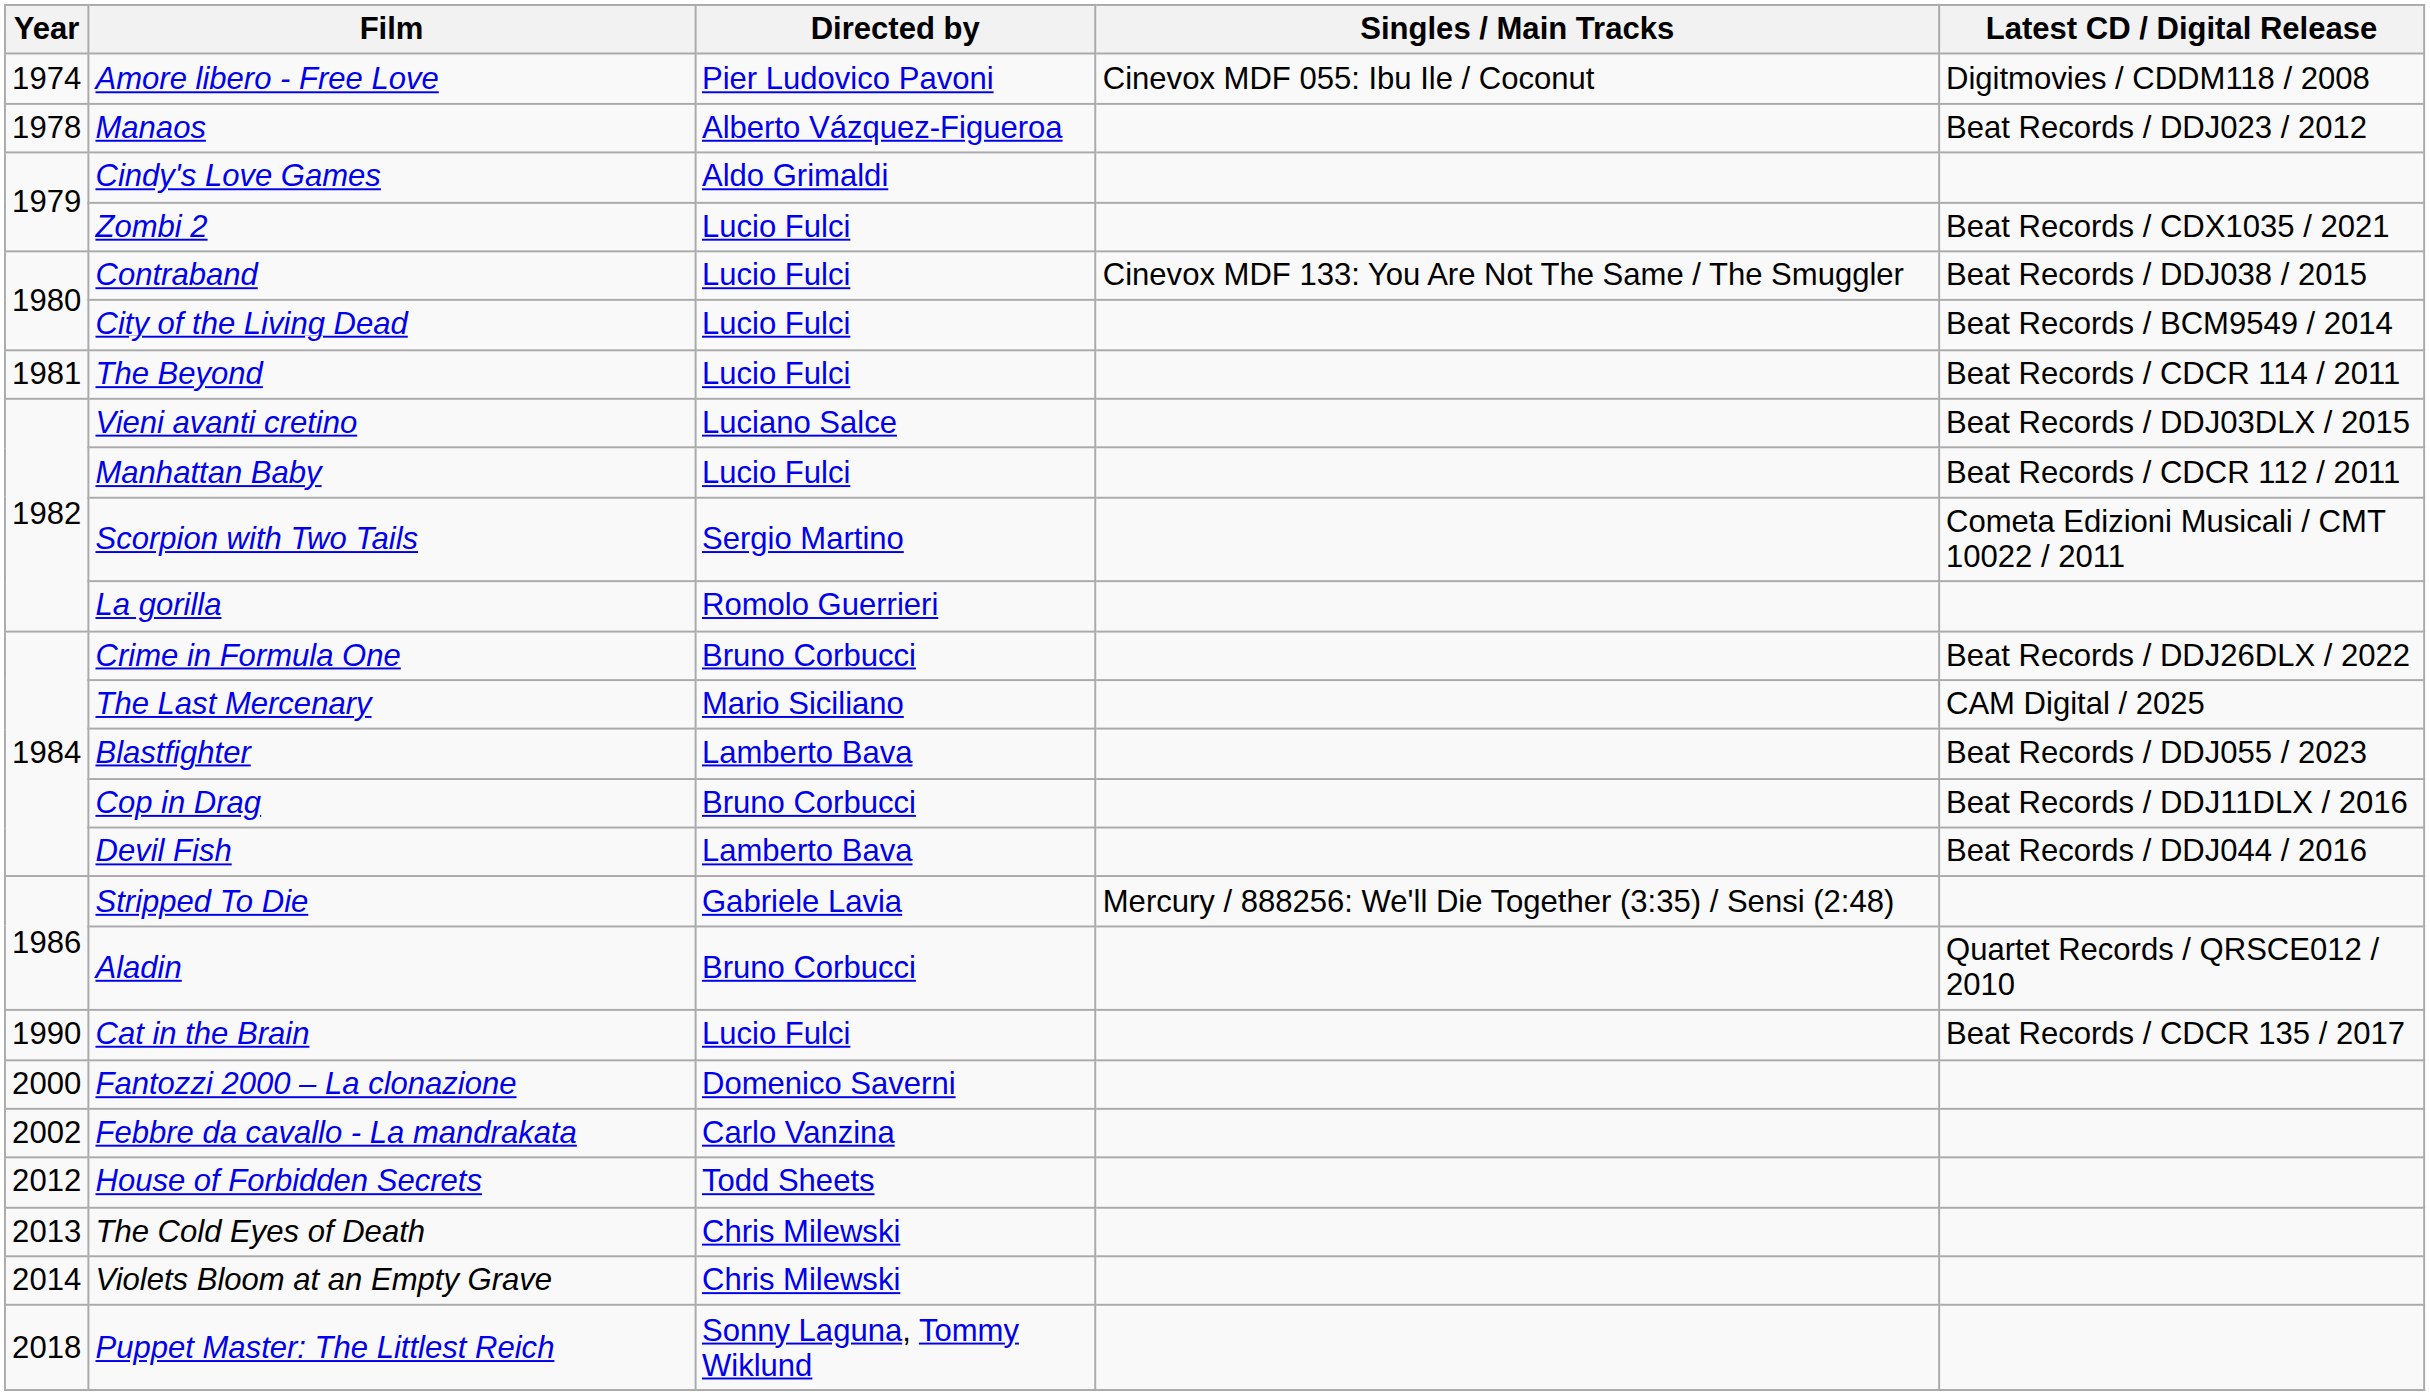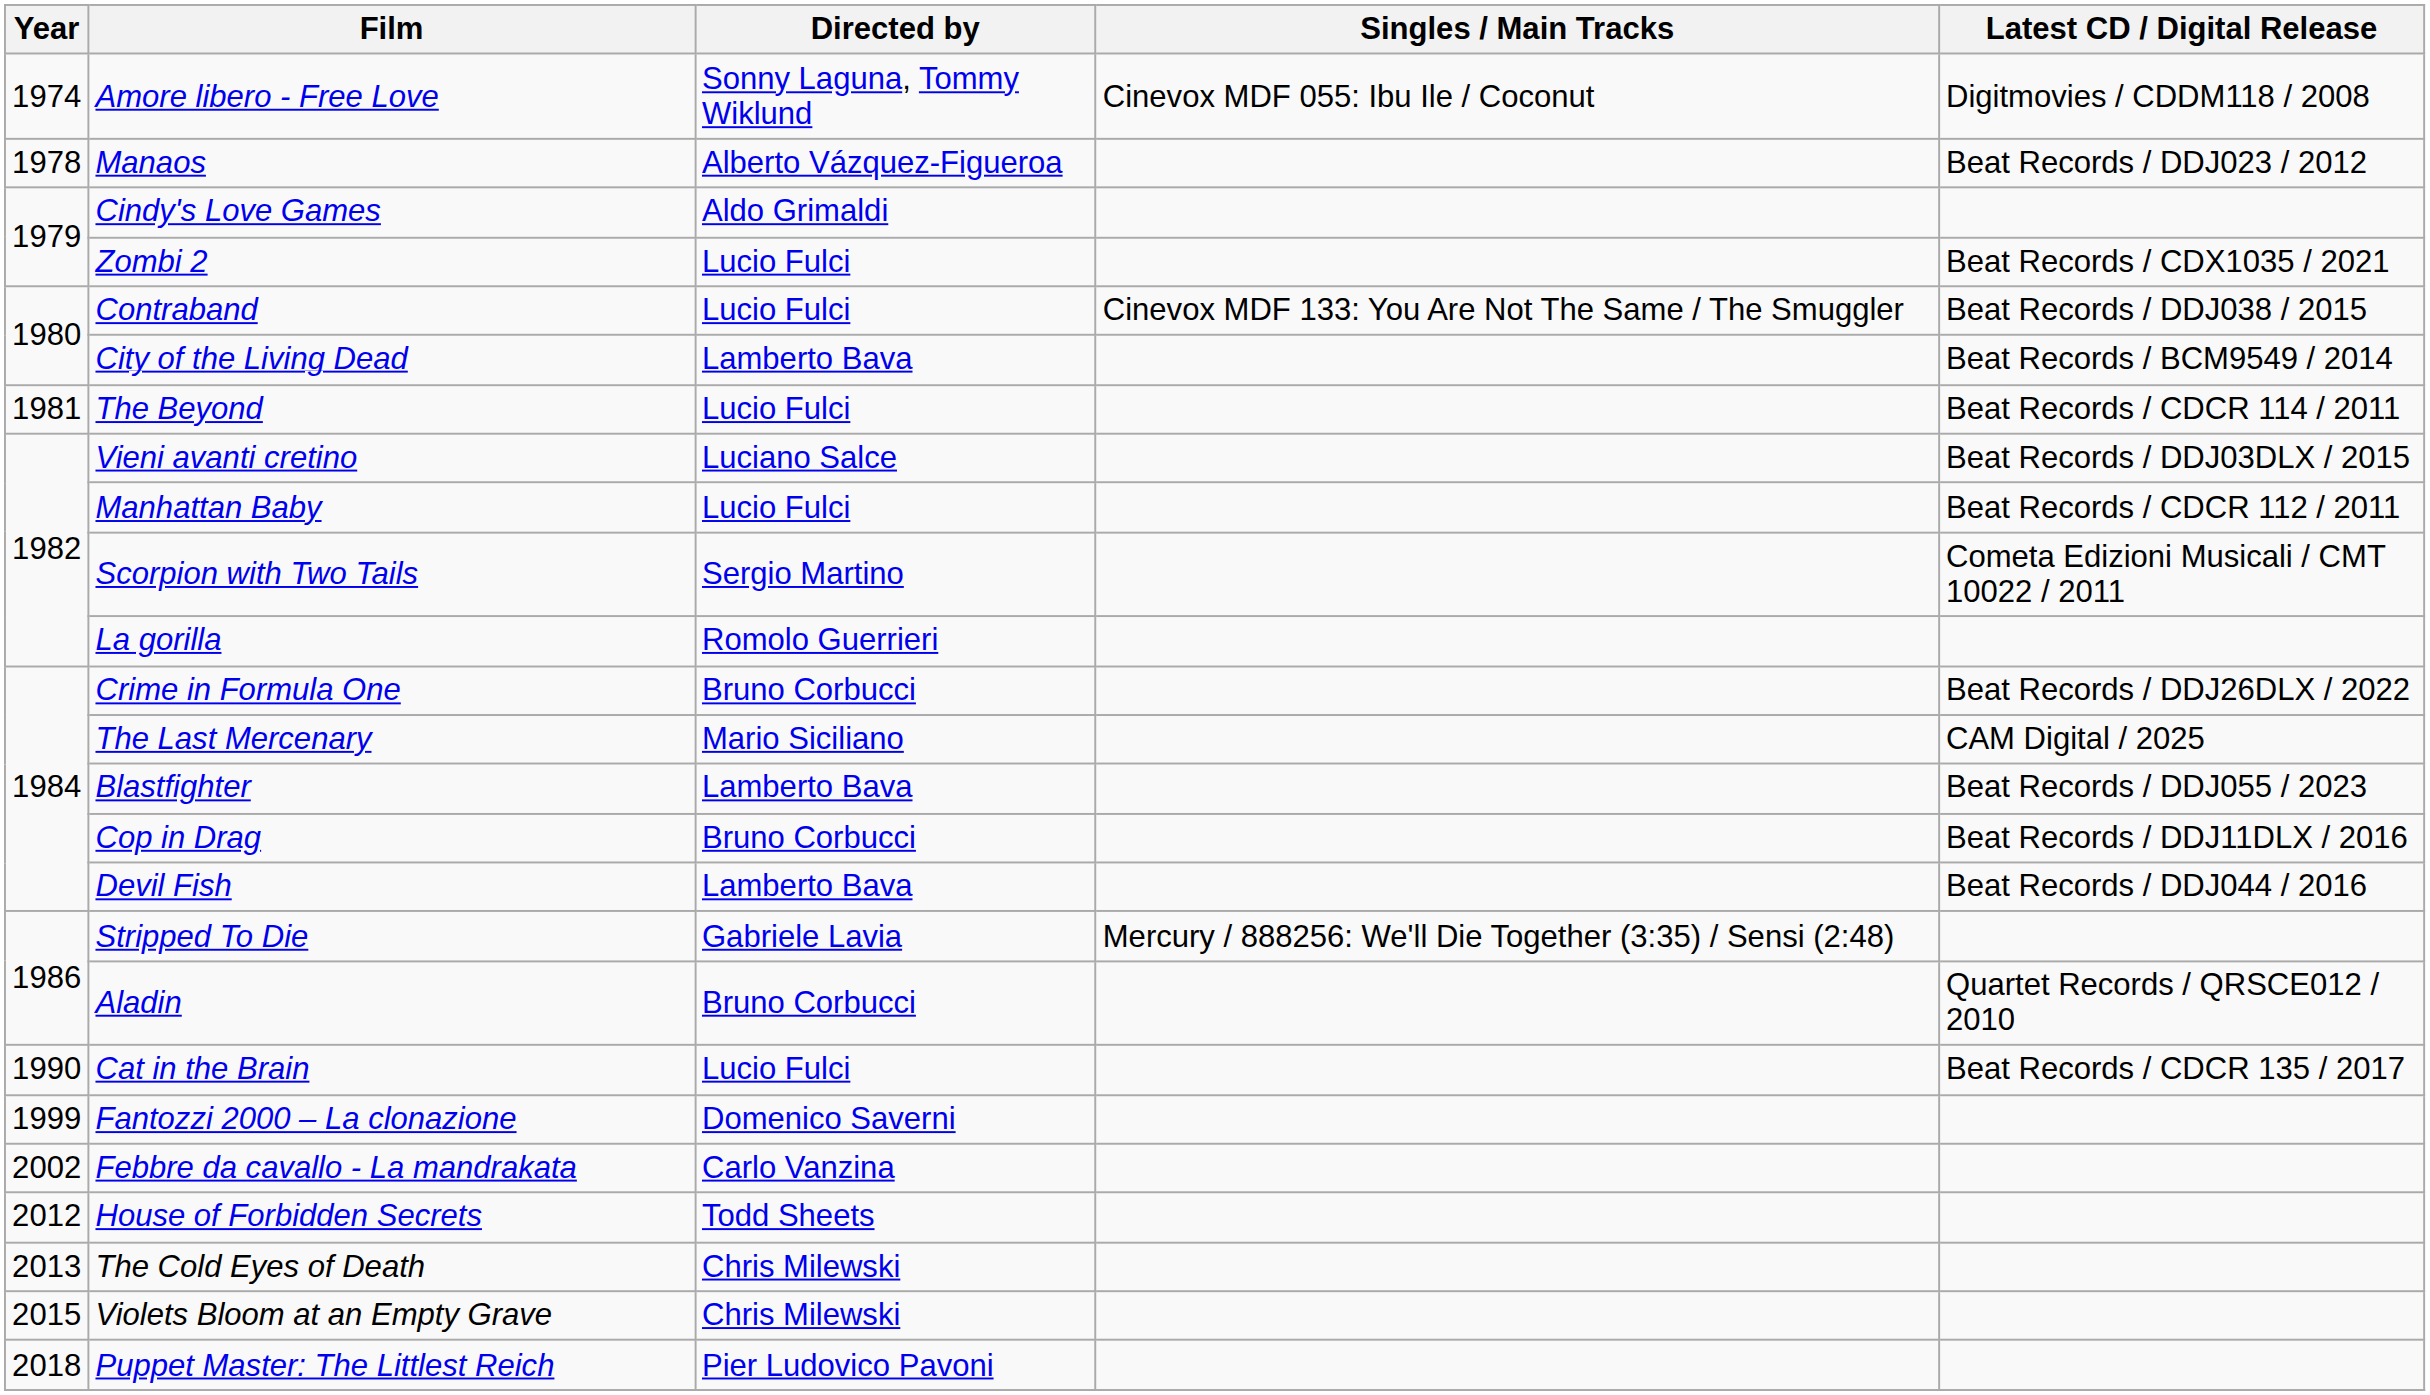(848, 78) Pier Ludovico Pavoni -> (860, 95) Sonny Laguna, Tommy Wiklund
(776, 324) Lucio Fulci -> (807, 359) Lamberto Bava
(47, 1083) 2000 -> (47, 1118) 1999
(47, 1280) 2014 -> (47, 1315) 2015
(860, 1347) Sonny Laguna, Tommy Wiklund -> (848, 1364) Pier Ludovico Pavoni
